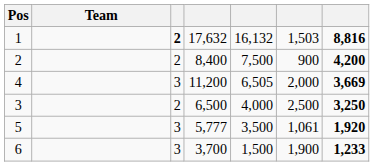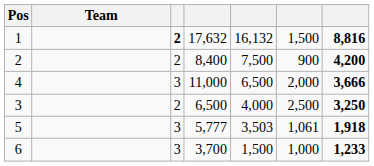(303, 37) 1,503 -> (303, 37) 1,500
(208, 82) 11,200 -> (208, 82) 11,000
(257, 82) 6,505 -> (257, 82) 6,500
(349, 82) 3,669 -> (349, 82) 3,666
(257, 127) 3,500 -> (257, 127) 3,503
(349, 127) 1,920 -> (349, 127) 1,918
(303, 149) 1,900 -> (303, 149) 1,000
